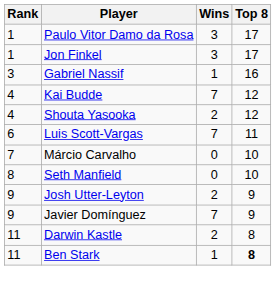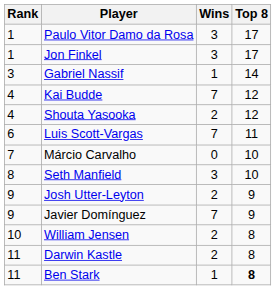(252, 74) 16 -> (252, 74) 14
(214, 174) 0 -> (214, 174) 3
+ row: (87, 235)
